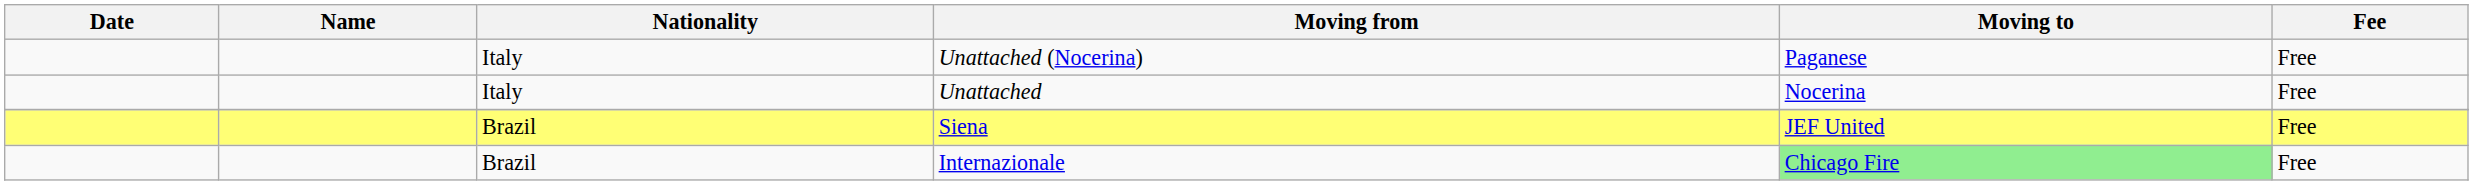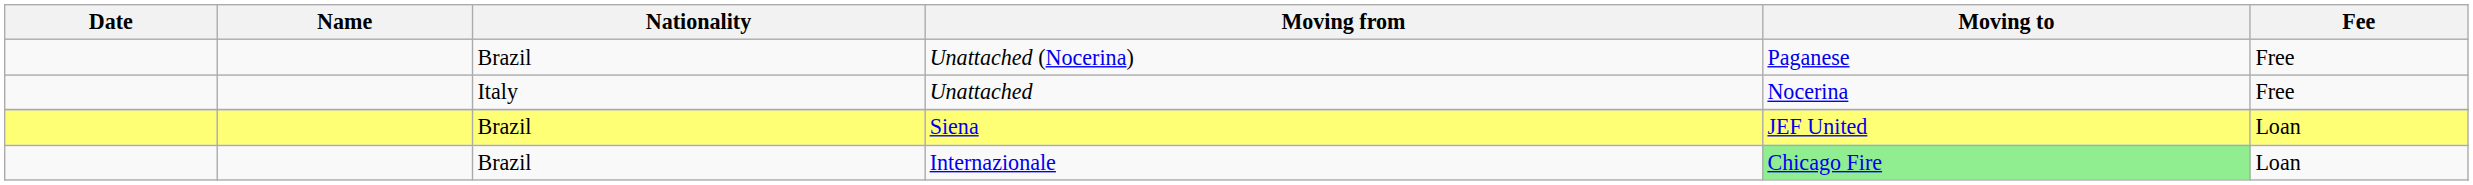(502, 57) Italy -> (504, 57) Brazil
(2297, 127) Free -> (2278, 127) Loan
(2297, 162) Free -> (2278, 162) Loan
